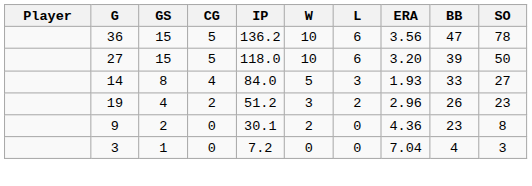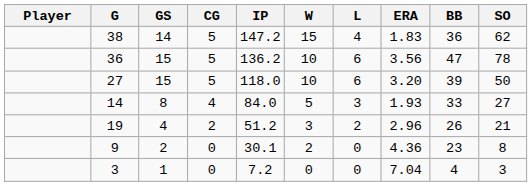+ row: (115, 38)
(503, 104) 23 -> (503, 126) 21
